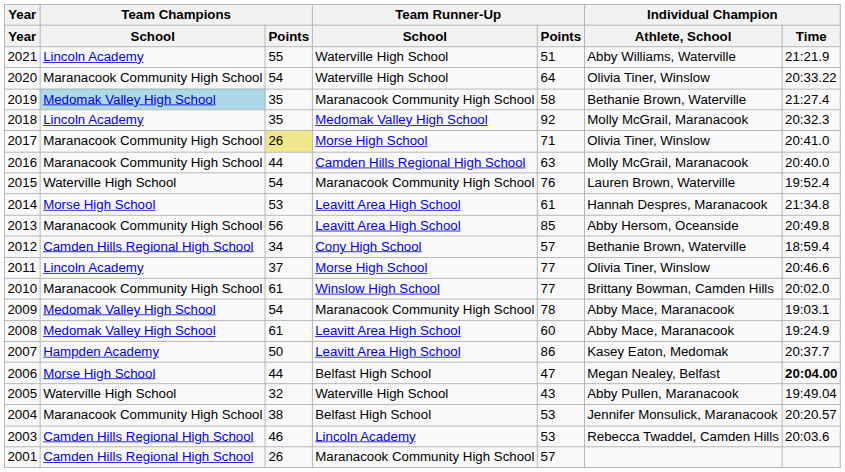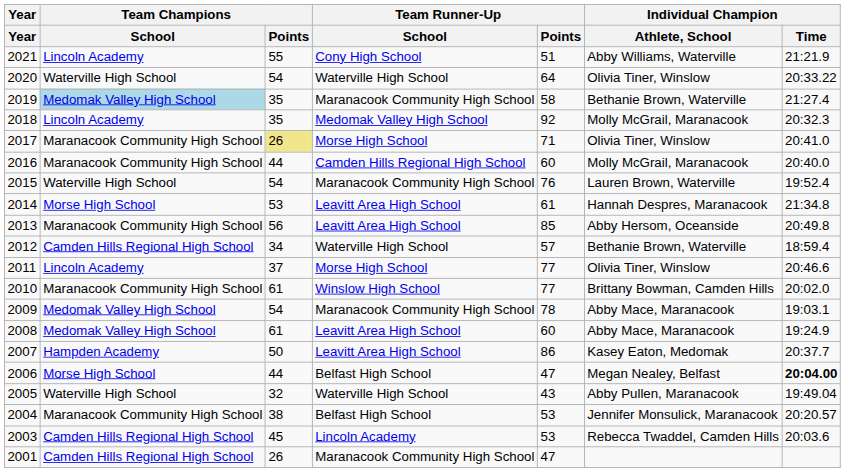(382, 57) Waterville High School -> (368, 57) Cony High School
(153, 78) Maranacook Community High School -> (110, 78) Waterville High School
(548, 162) 63 -> (548, 162) 60
(368, 246) Cony High School -> (382, 246) Waterville High School
(276, 436) 46 -> (276, 436) 45
(548, 457) 57 -> (548, 457) 47
